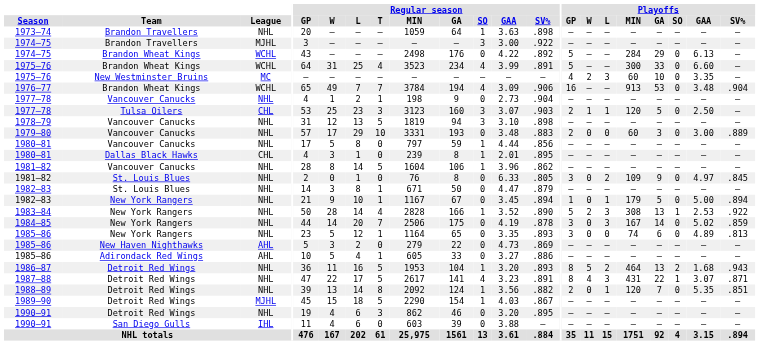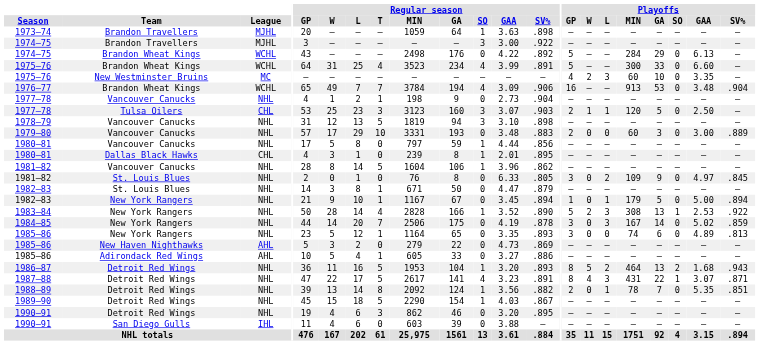(266, 32) NHL -> (266, 32) MJHL
(633, 290) 120 -> (633, 290) 78
(266, 301) MJHL -> (266, 301) NHL
